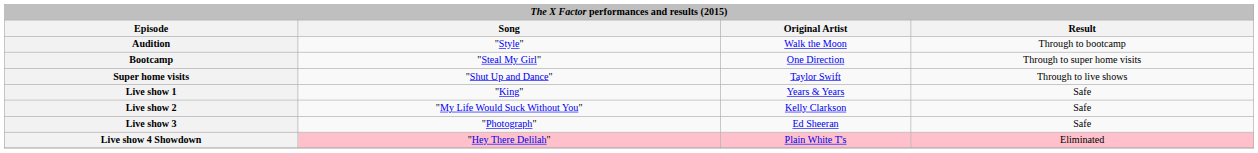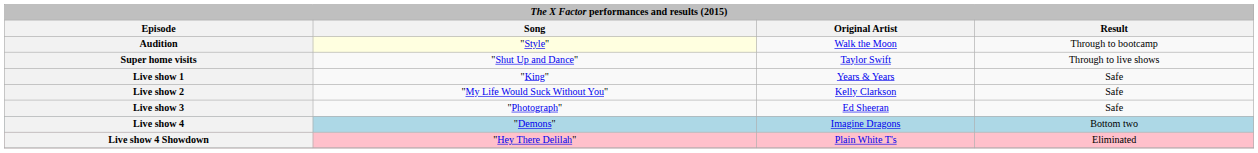(509, 44) no background -> (535, 44) lightyellow background
- row: (151, 60)
+ row: (159, 124)
